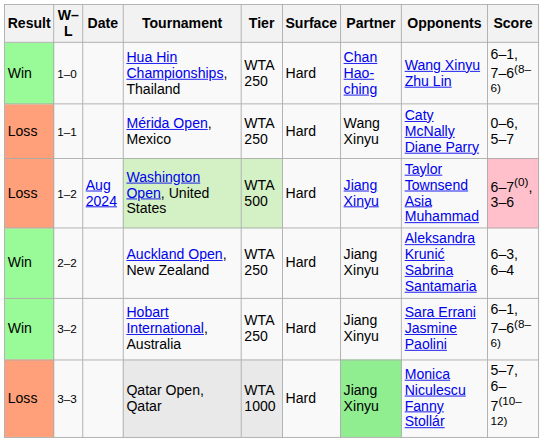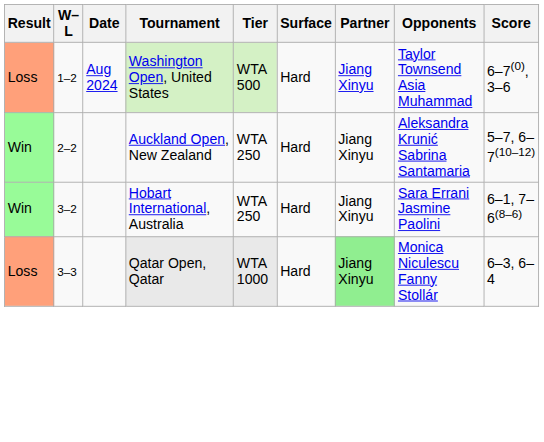- row: (177, 73)
- row: (169, 131)
(511, 193) pink background -> (508, 77) no background
(504, 263) 6–3, 6–4 -> (511, 147) 5–7, 6–7(10–12)
(506, 395) 5–7, 6–7(10–12) -> (510, 271) 6–3, 6–4
